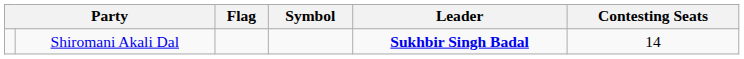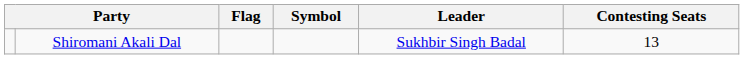(460, 41) bold -> (461, 41) normal
(653, 41) 14 -> (651, 41) 13
